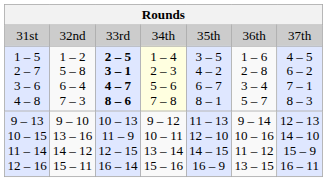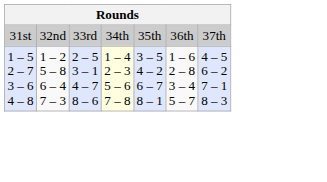(118, 78) bold -> (85, 78) normal
- row: (27, 143)
